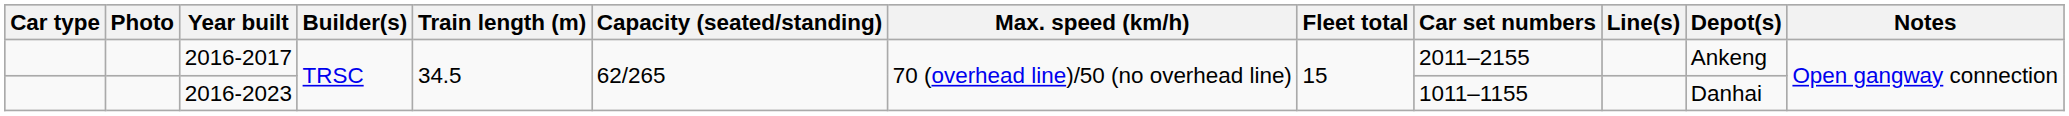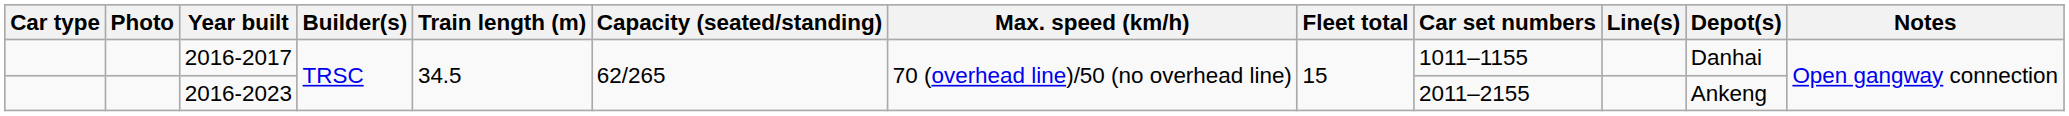(1474, 57) 2011–2155 -> (1474, 57) 1011–1155
(1729, 57) Ankeng -> (1726, 57) Danhai
(1474, 93) 1011–1155 -> (1474, 93) 2011–2155
(1726, 93) Danhai -> (1729, 93) Ankeng
